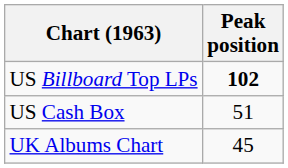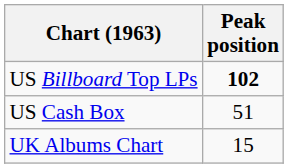(243, 145) 45 -> (243, 145) 15
